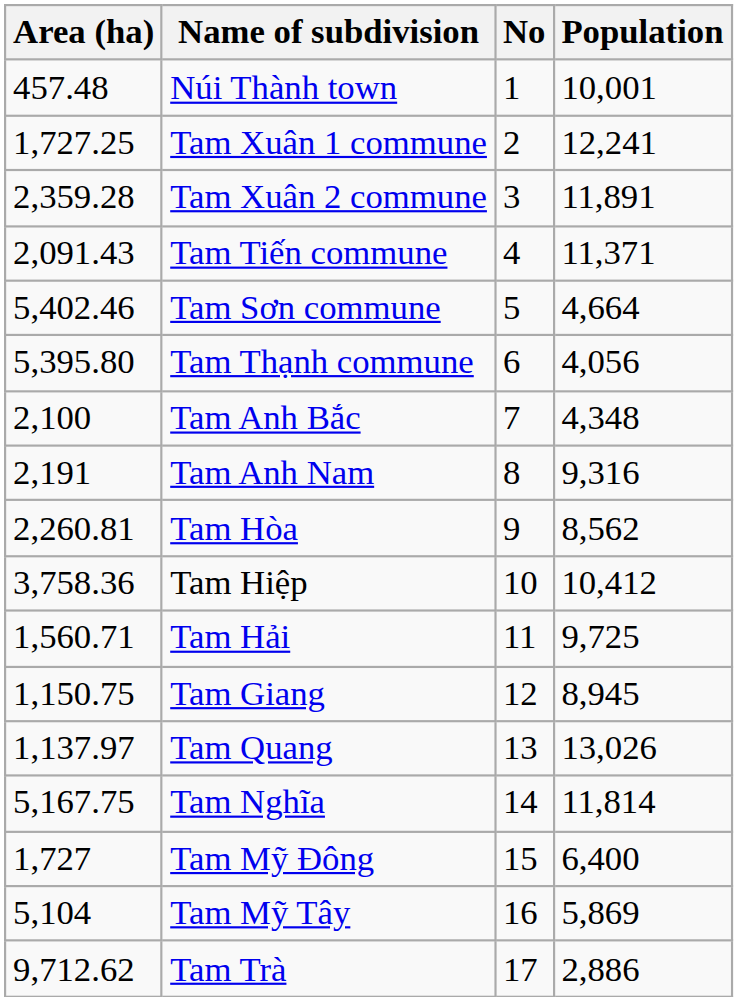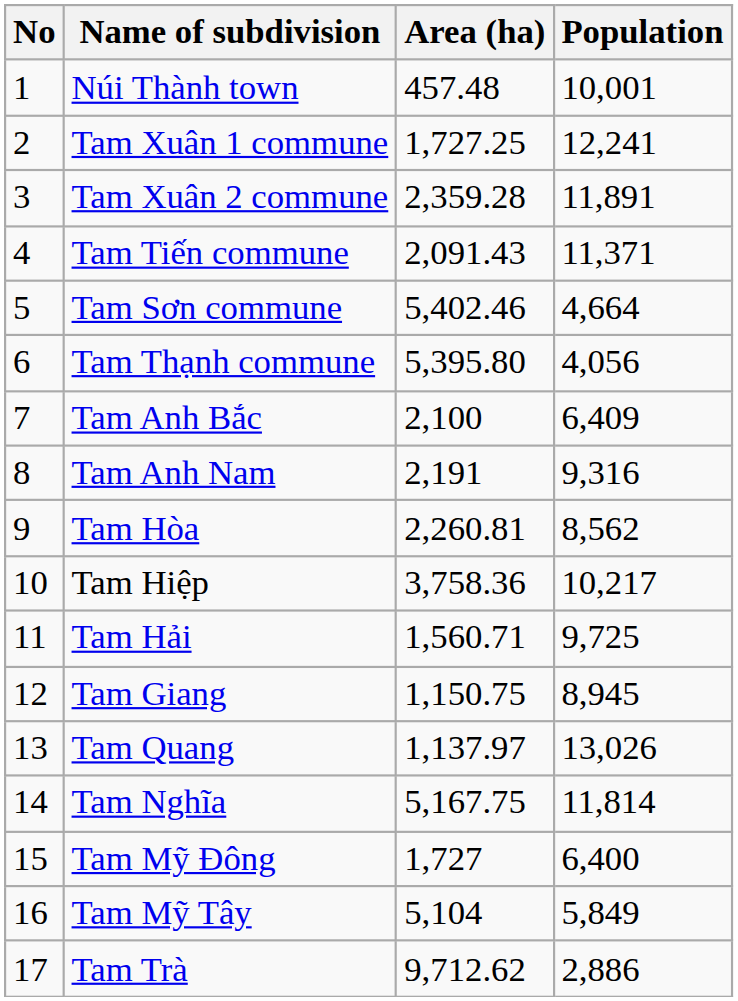columns swapped: (524, 32) <-> (84, 32)
(600, 417) 4,348 -> (600, 417) 6,409
(609, 582) 10,412 -> (609, 582) 10,217
(600, 913) 5,869 -> (600, 913) 5,849
